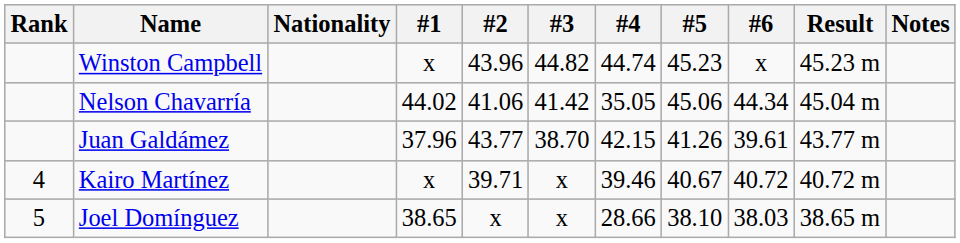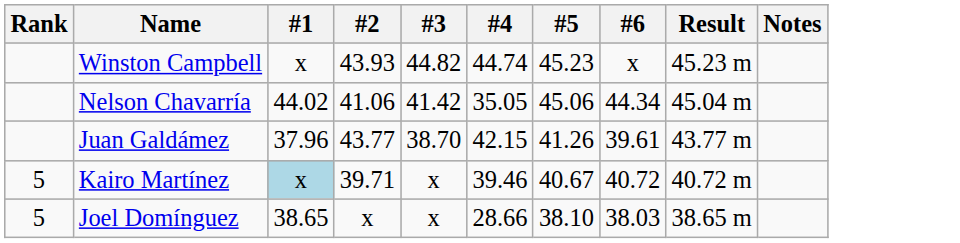- column: (332, 23)
(496, 62) 43.96 -> (367, 62) 43.93
(39, 179) 4 -> (39, 179) 5
(429, 179) no background -> (301, 179) lightblue background
